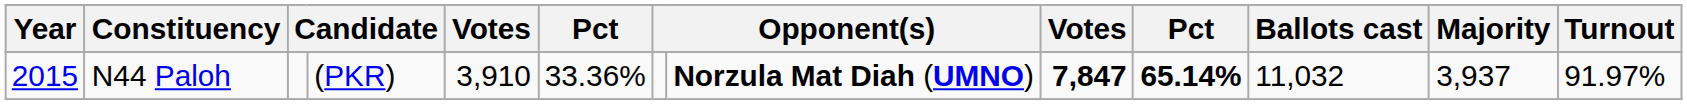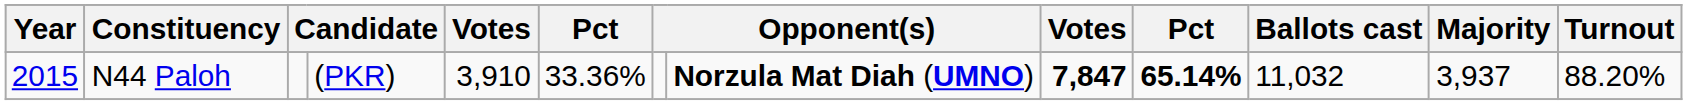(1615, 76) 91.97% -> (1615, 76) 88.20%
